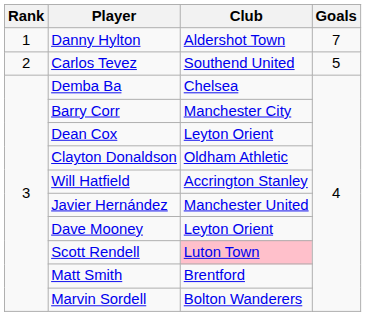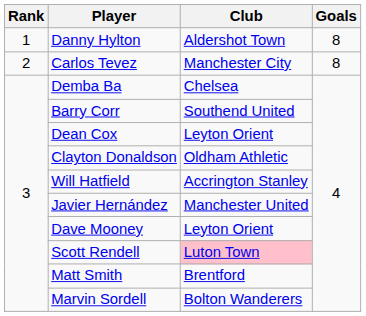(336, 39) 7 -> (336, 39) 8
(239, 63) Southend United -> (237, 63) Manchester City
(336, 63) 5 -> (336, 63) 8
(237, 110) Manchester City -> (239, 110) Southend United
